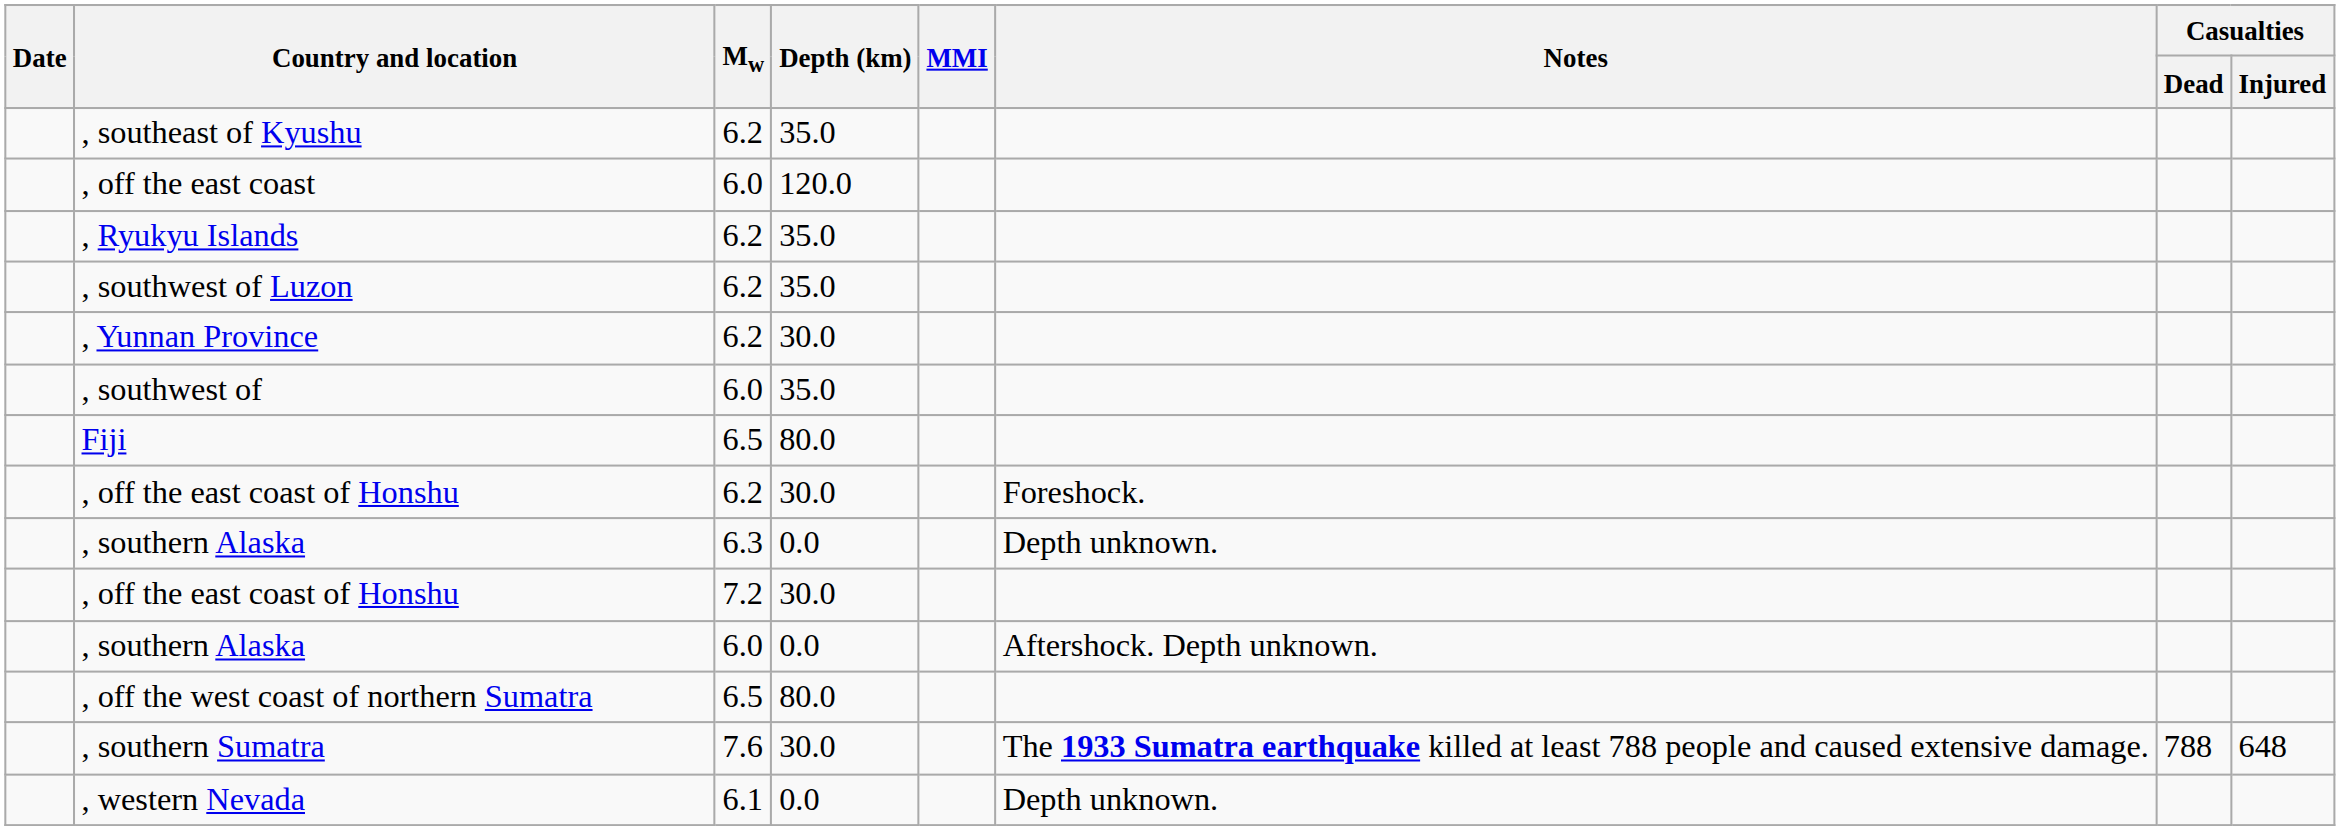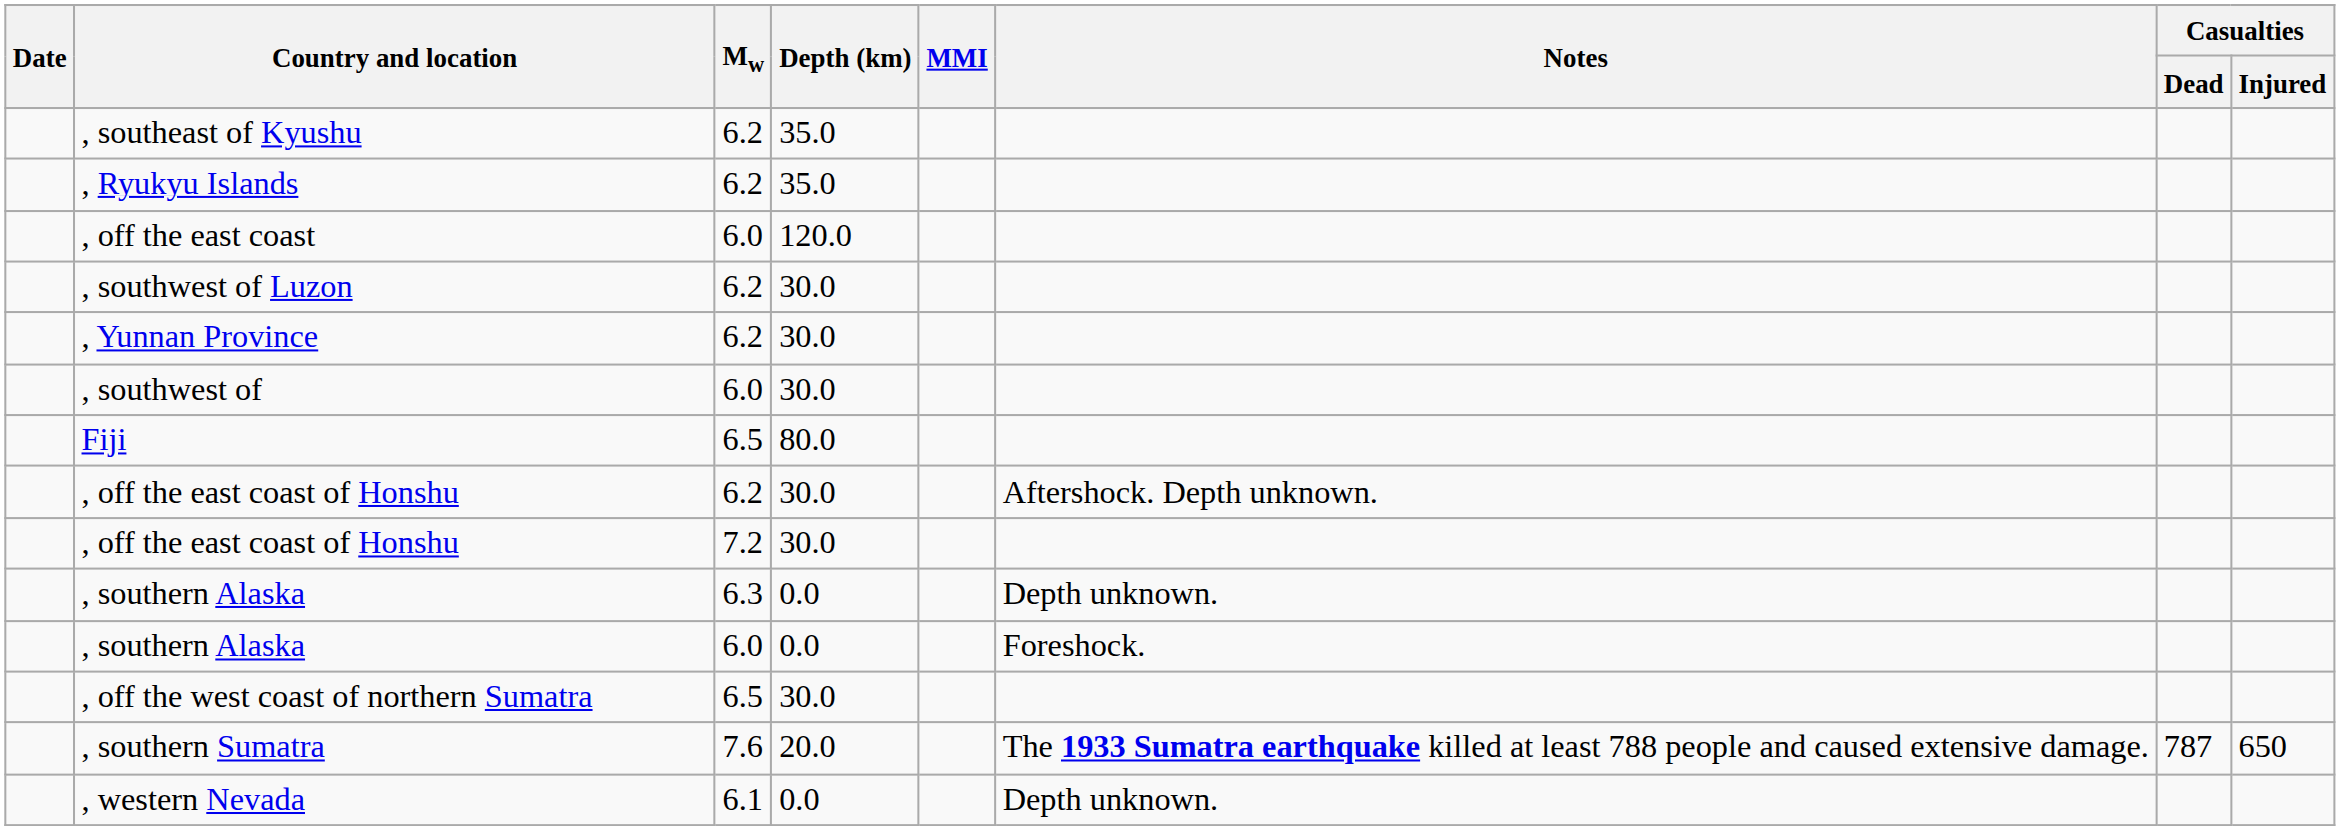rows swapped: (190, 235) <-> (198, 183)
(807, 286) 35.0 -> (807, 286) 30.0
(807, 388) 35.0 -> (807, 388) 30.0
(1074, 491) Foreshock. -> (1190, 491) Aftershock. Depth unknown.
rows swapped: (193, 542) <-> (270, 593)
(1190, 645) Aftershock. Depth unknown. -> (1074, 645) Foreshock.
(807, 696) 80.0 -> (807, 696) 30.0
(807, 747) 30.0 -> (807, 747) 20.0
(2188, 747) 788 -> (2188, 747) 787
(2263, 747) 648 -> (2263, 747) 650
